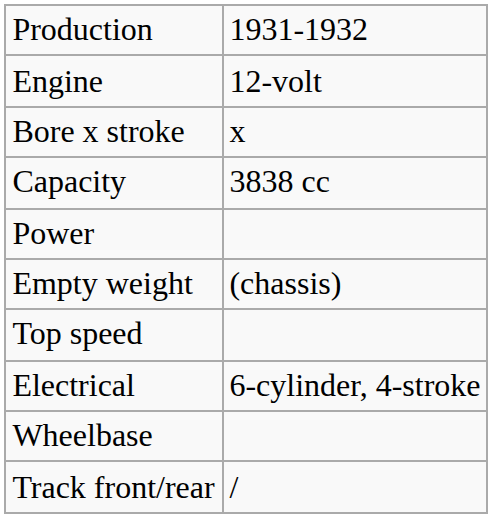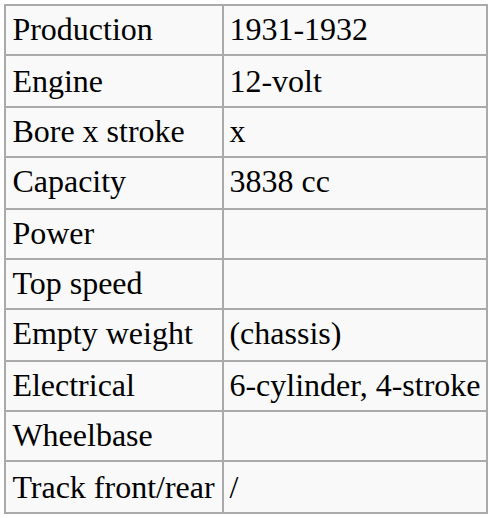rows swapped: (77, 334) <-> (103, 283)
